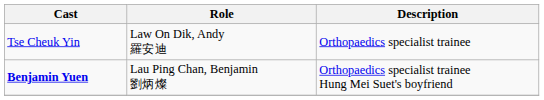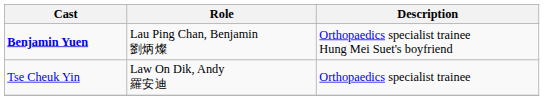rows swapped: (48, 77) <-> (44, 41)
